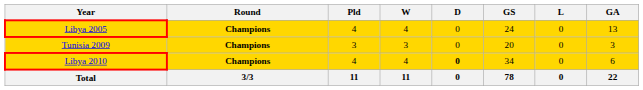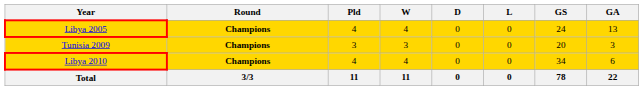columns swapped: (561, 12) <-> (509, 12)
(458, 61) bold -> (458, 61) normal
